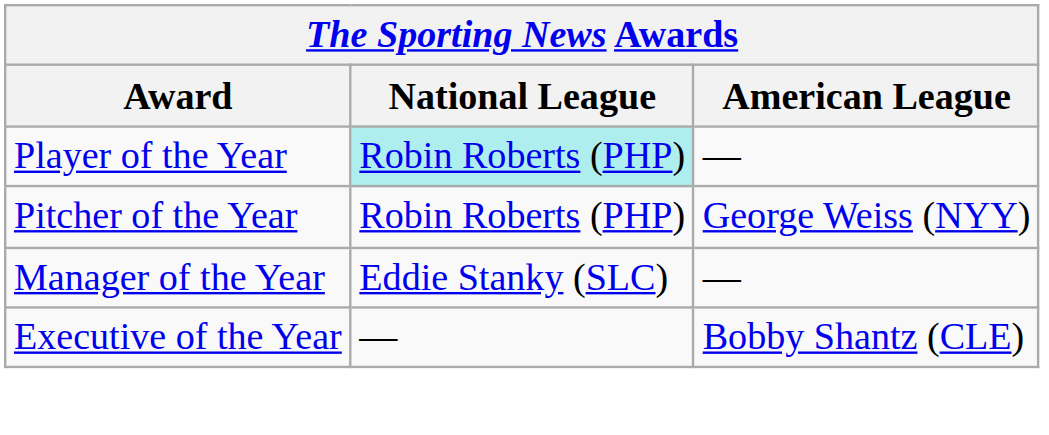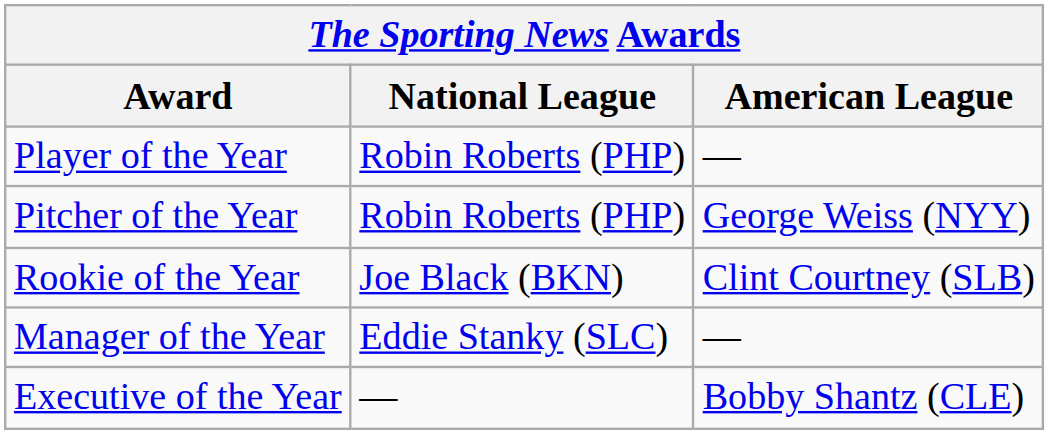(522, 155) paleturquoise background -> (522, 155) no background
+ row: (157, 276)
